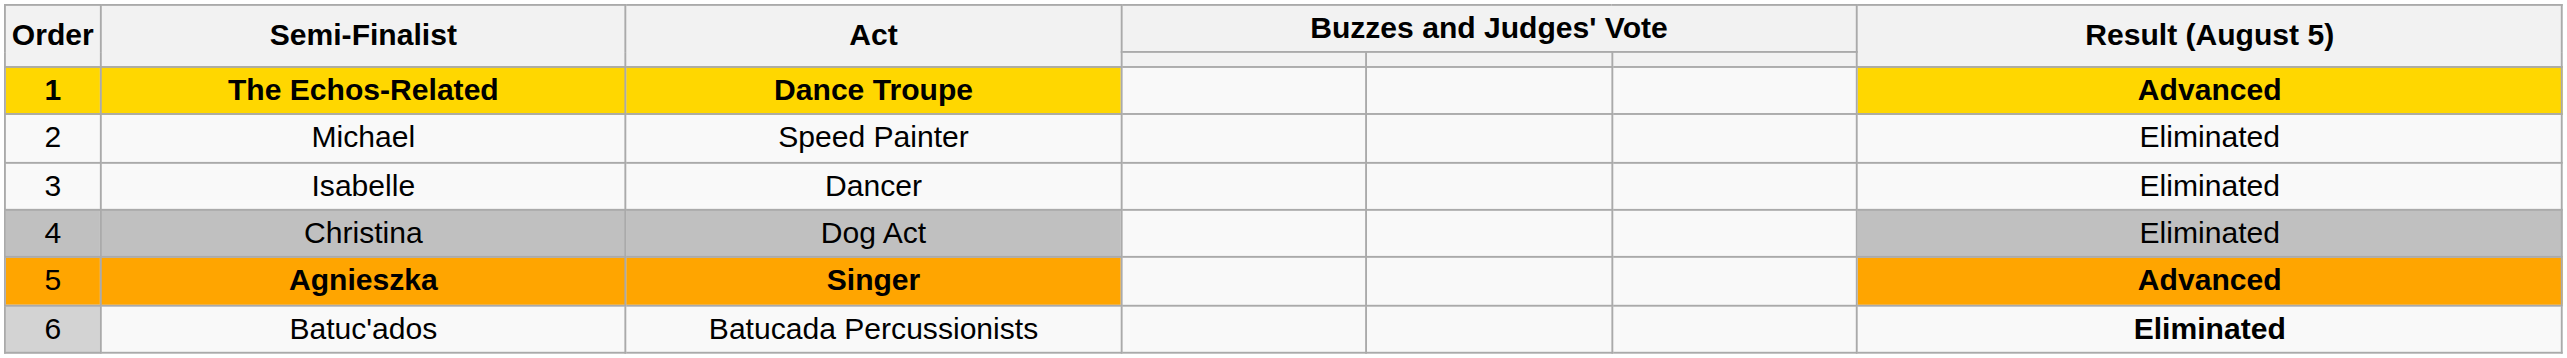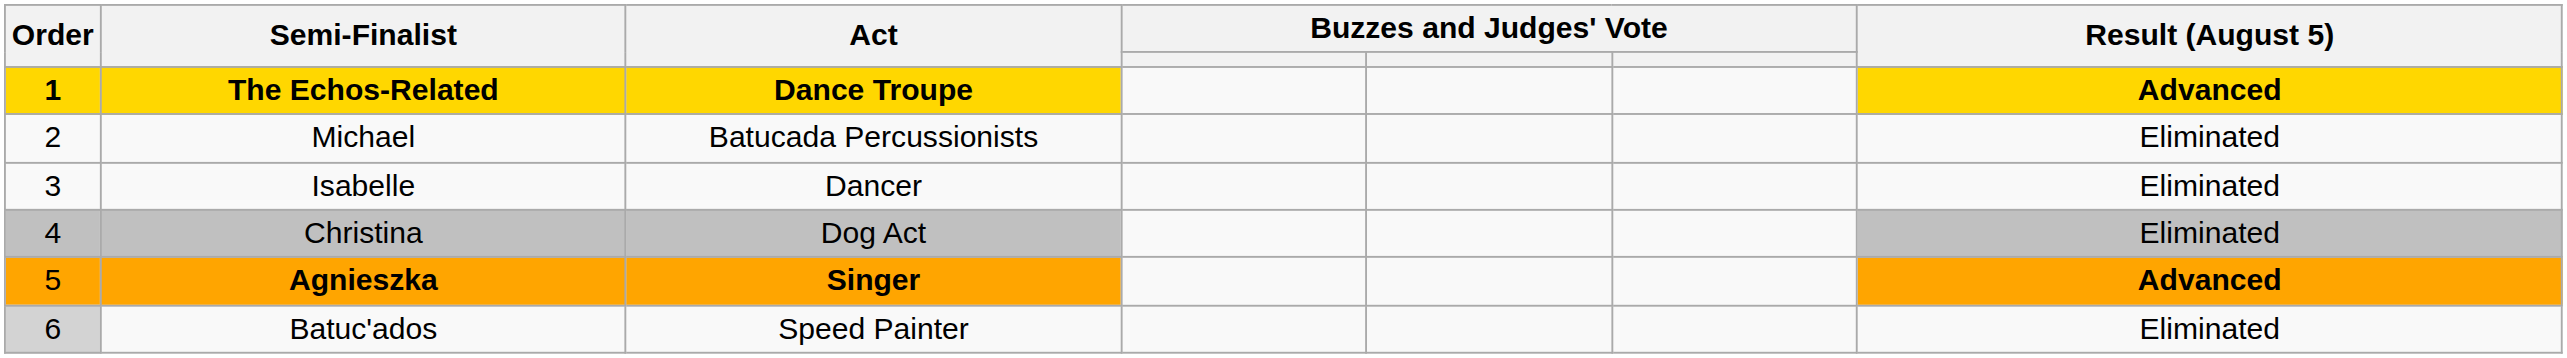(874, 137) Speed Painter -> (874, 137) Batucada Percussionists
(874, 328) Batucada Percussionists -> (874, 328) Speed Painter
(2210, 328) bold -> (2210, 328) normal
